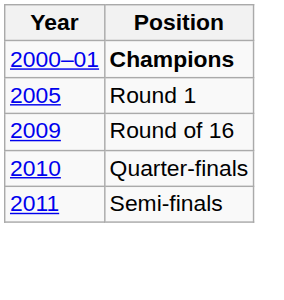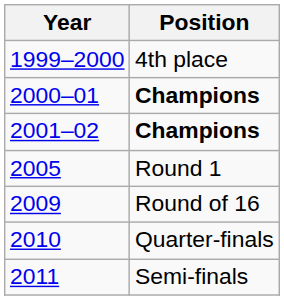+ row: (67, 58)
+ row: (55, 131)
